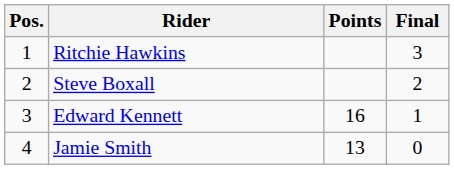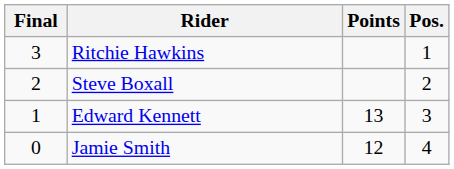columns swapped: (27, 20) <-> (417, 20)
(355, 115) 16 -> (374, 115) 13
(355, 147) 13 -> (374, 147) 12
